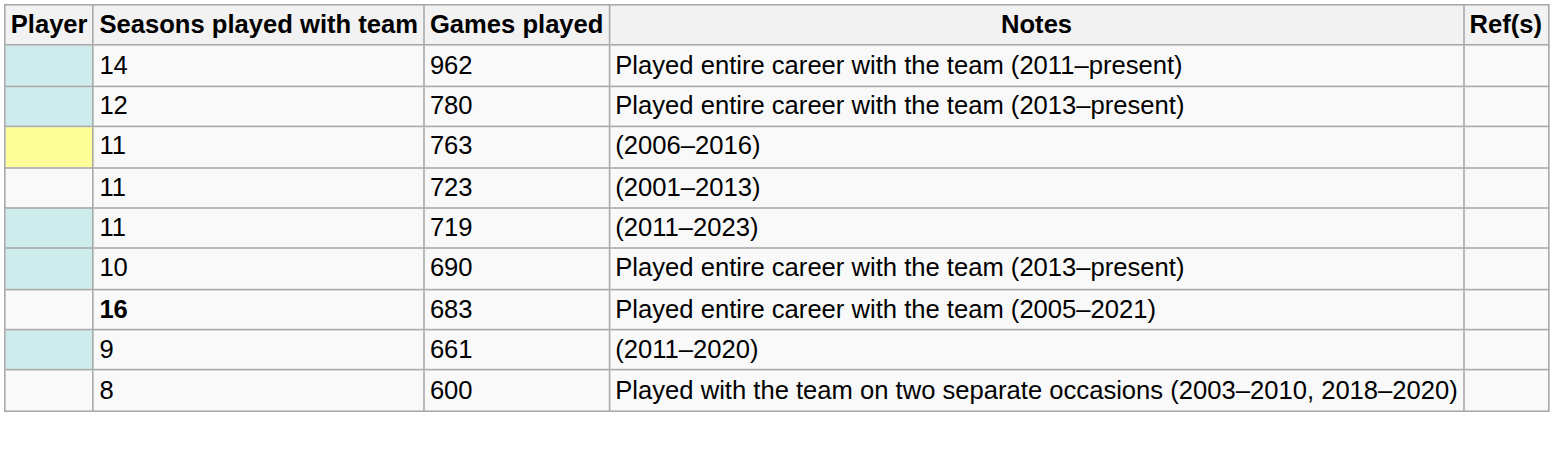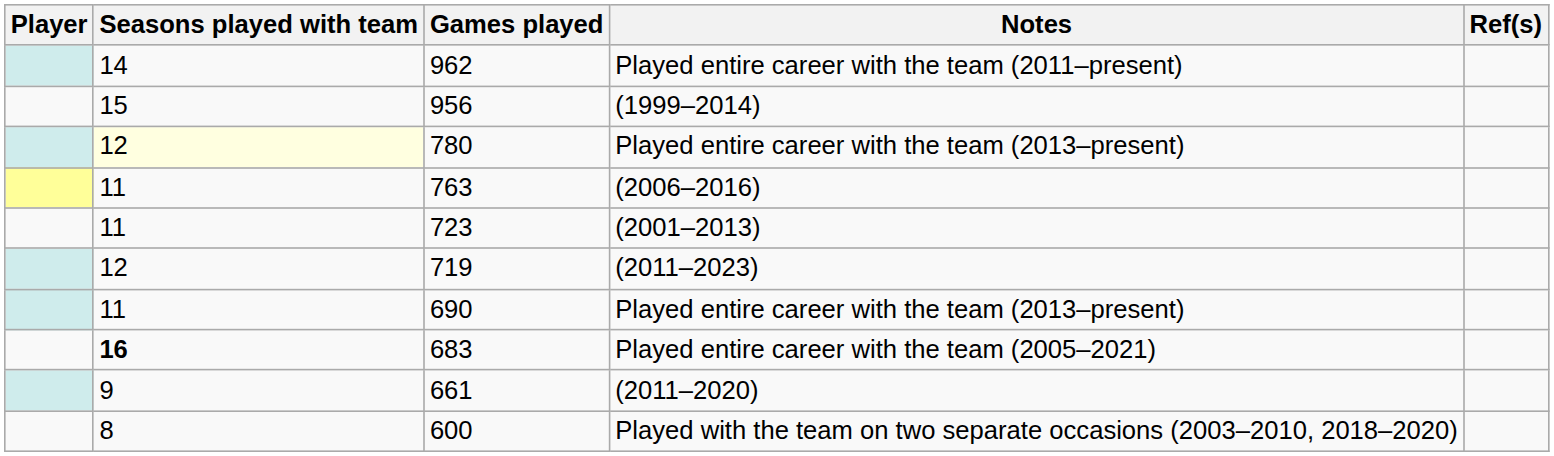+ row: (451, 106)
(114, 106) no background -> (114, 146) lightyellow background
(113, 227) 11 -> (114, 268) 12
(114, 268) 10 -> (113, 308) 11
